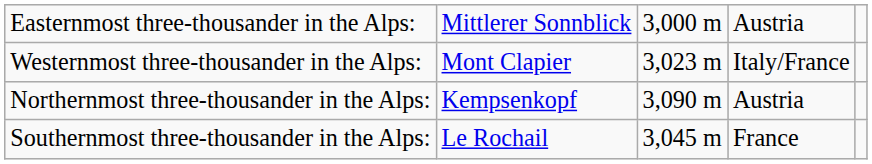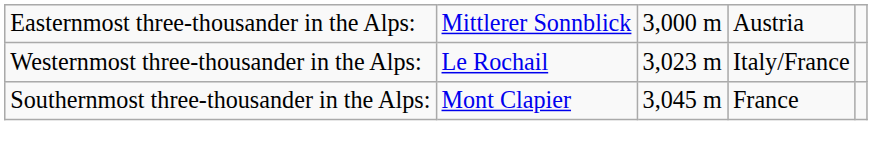(506, 61) Mont Clapier -> (495, 61) Le Rochail
- row: (220, 100)
(495, 138) Le Rochail -> (506, 100) Mont Clapier
